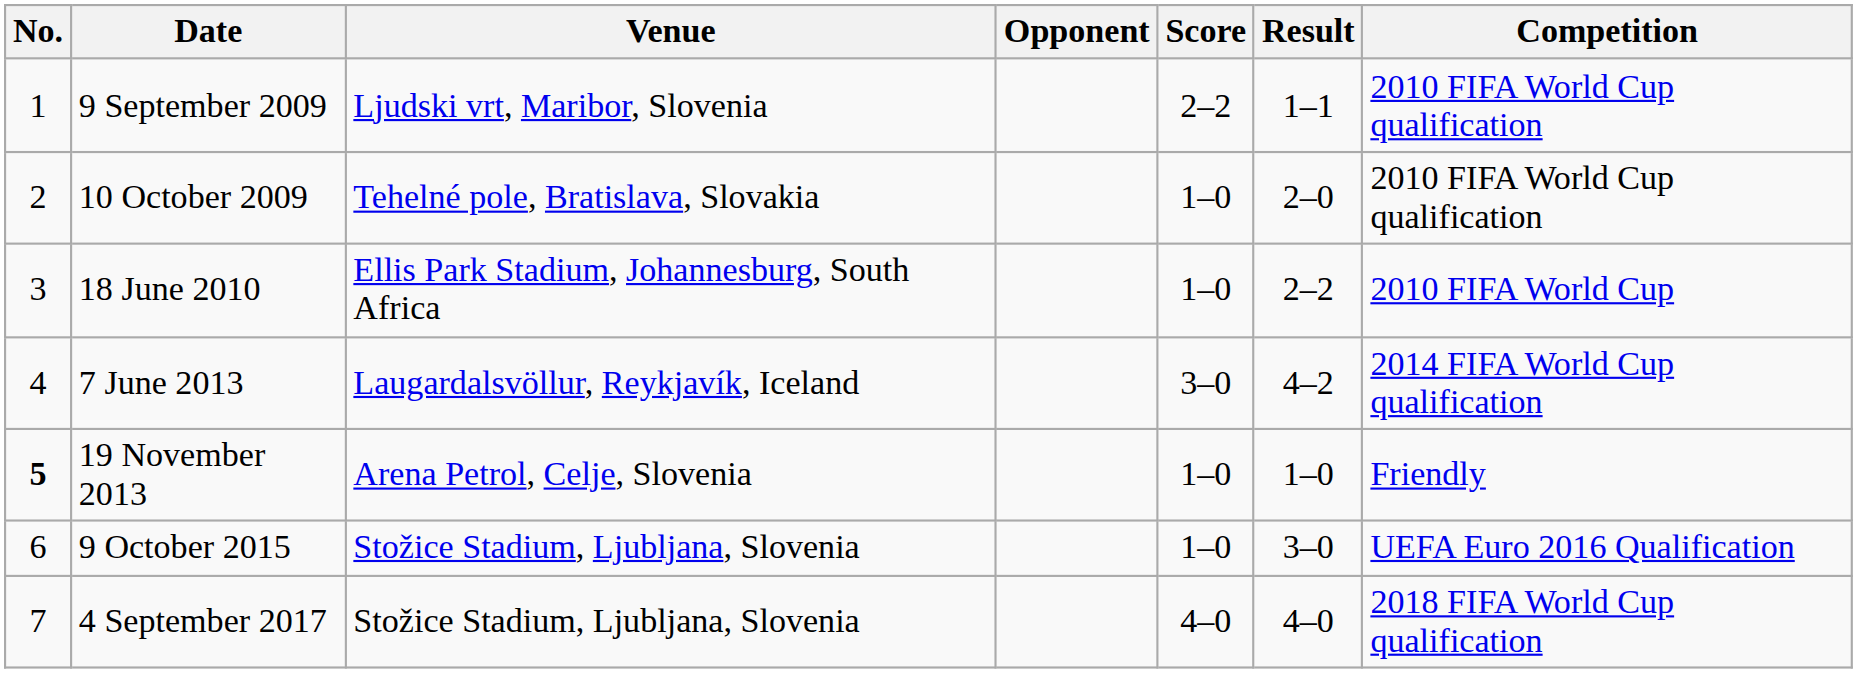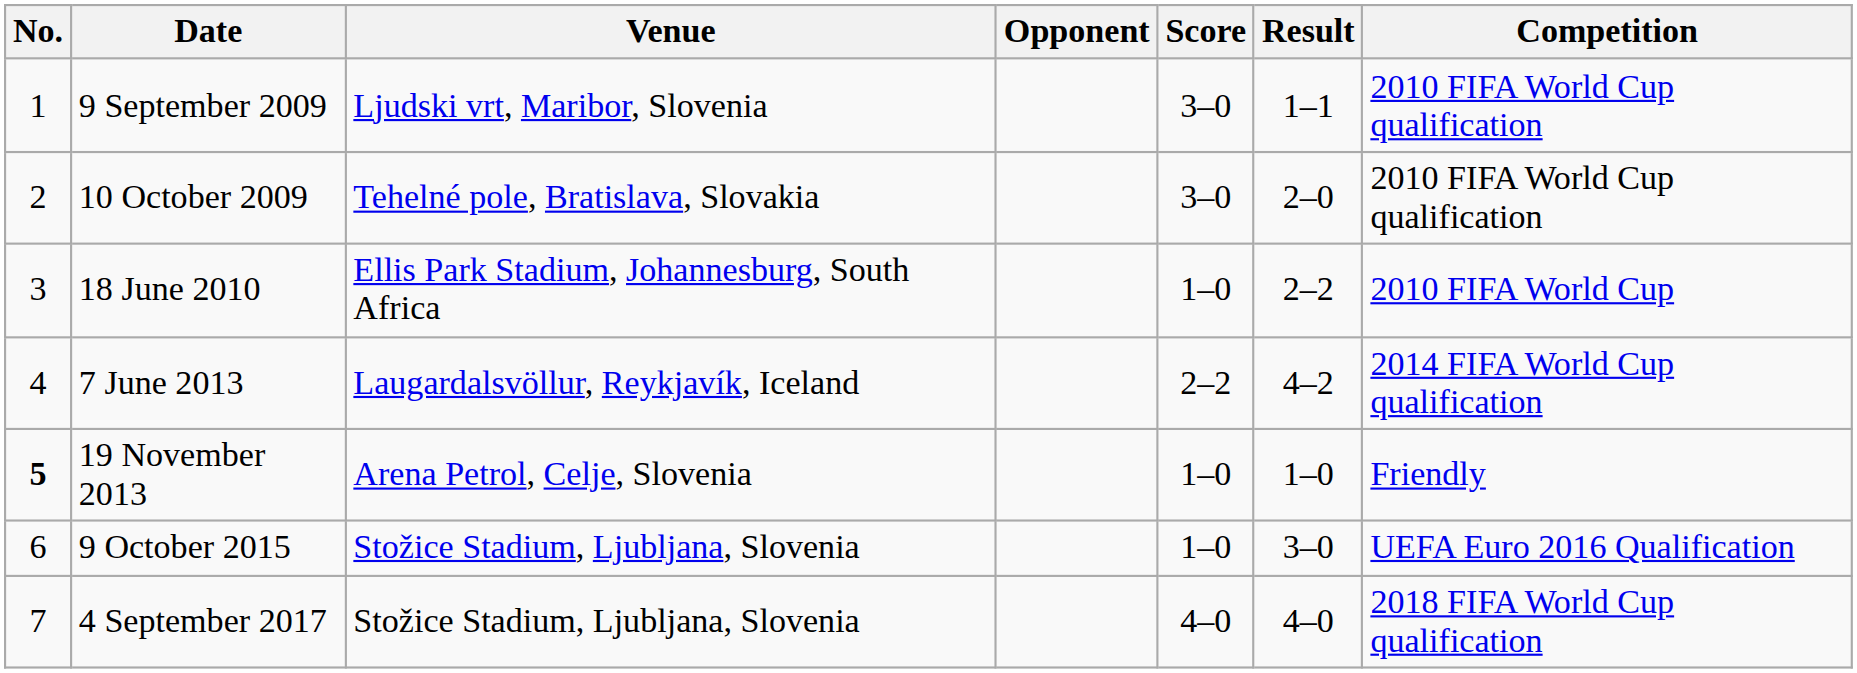(1206, 104) 2–2 -> (1206, 104) 3–0
(1206, 197) 1–0 -> (1206, 197) 3–0
(1206, 381) 3–0 -> (1206, 381) 2–2
